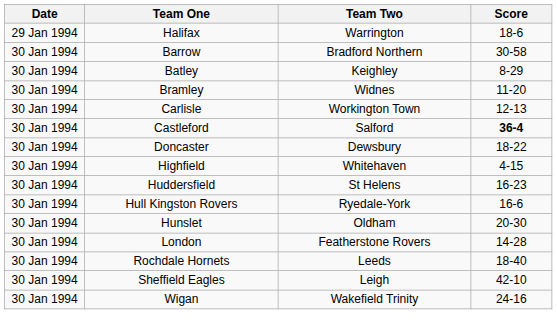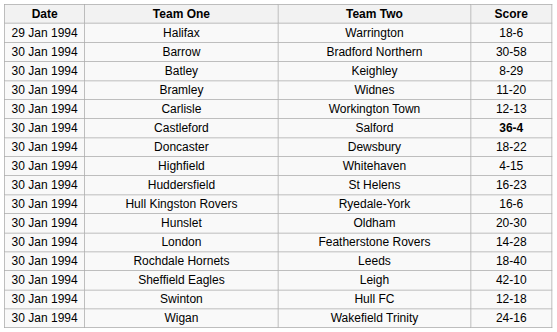+ row: (181, 299)
